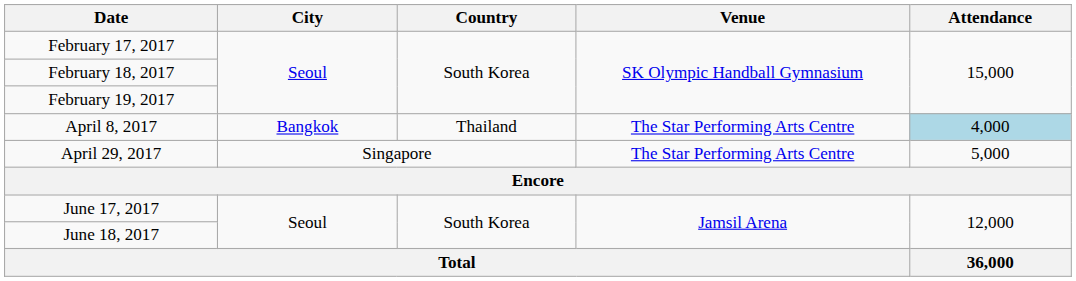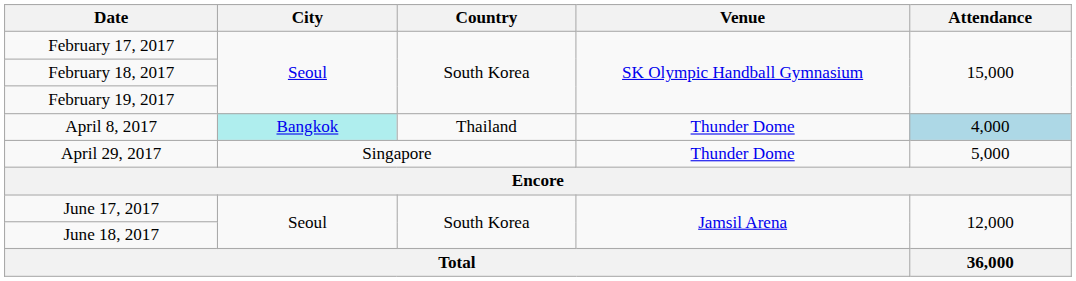(307, 126) no background -> (307, 126) paleturquoise background
(743, 126) The Star Performing Arts Centre -> (743, 126) Thunder Dome
(743, 153) The Star Performing Arts Centre -> (743, 153) Thunder Dome
